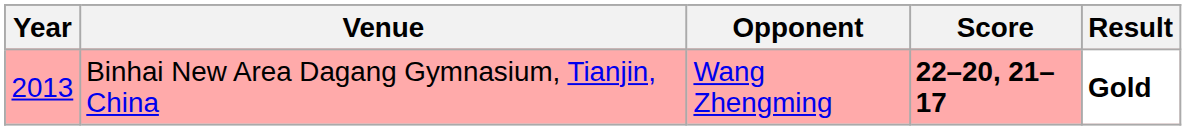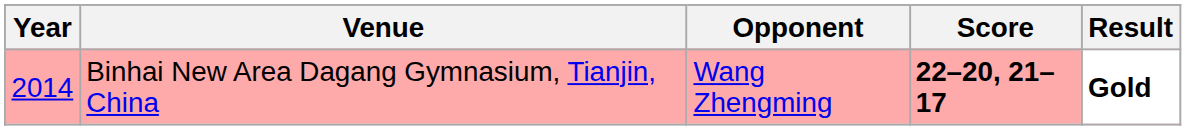(42, 87) 2013 -> (42, 87) 2014
